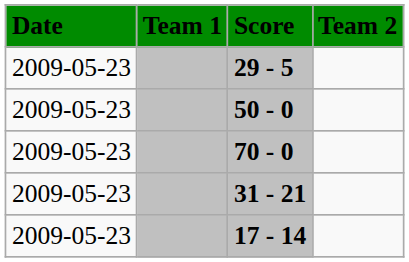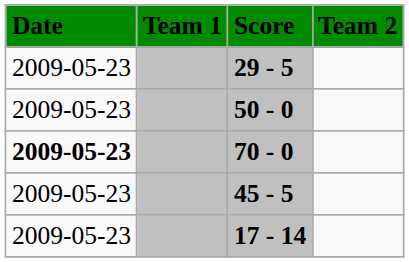(71, 151) normal -> (71, 151) bold
- row: (270, 193)
+ row: (264, 193)
